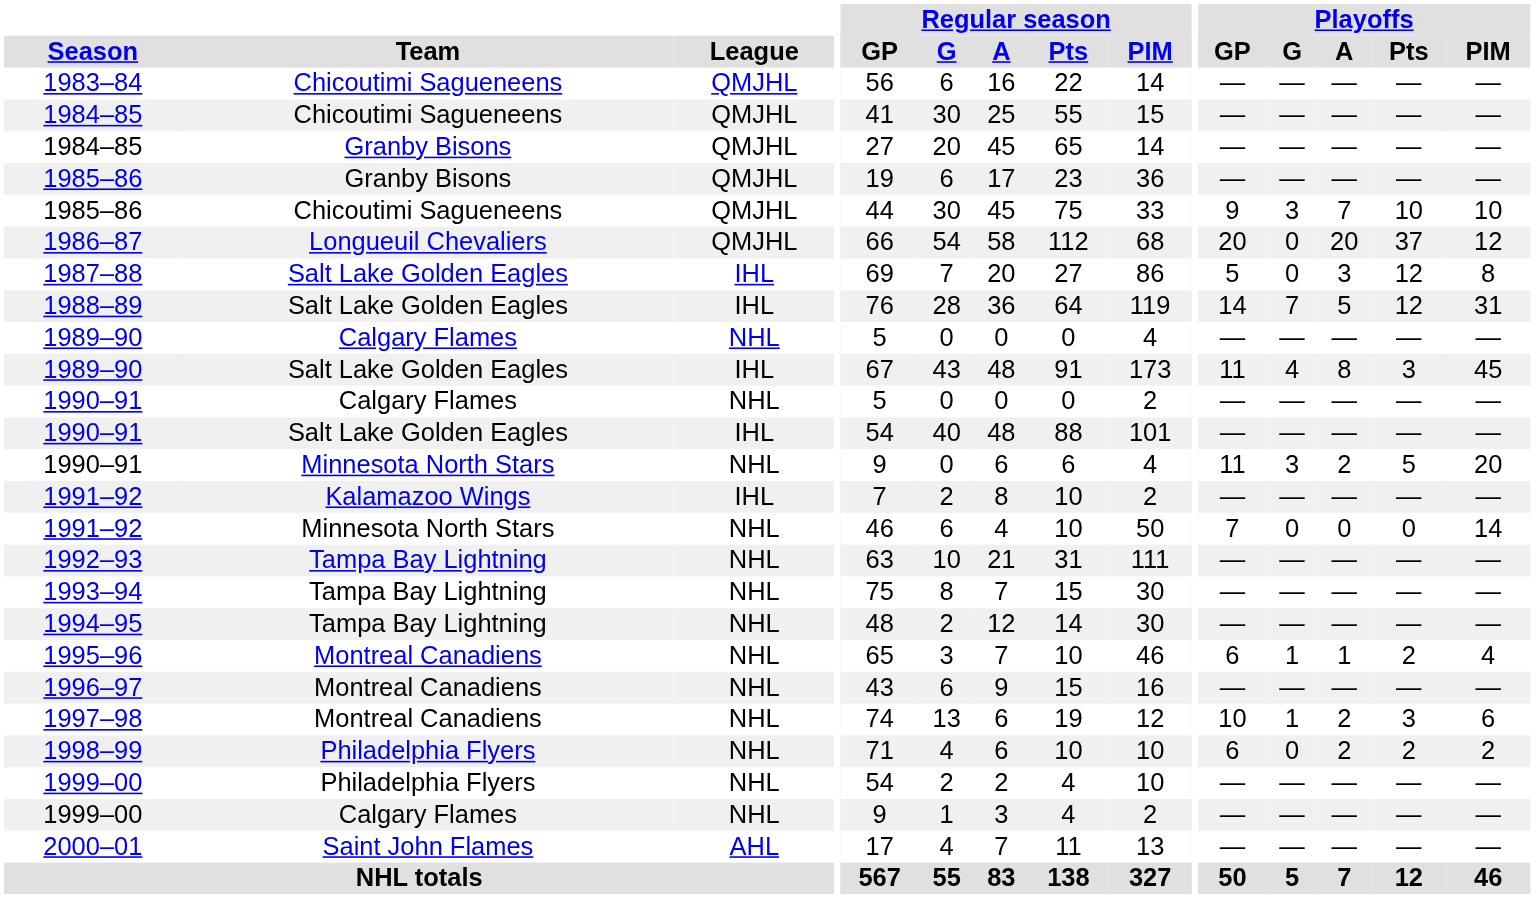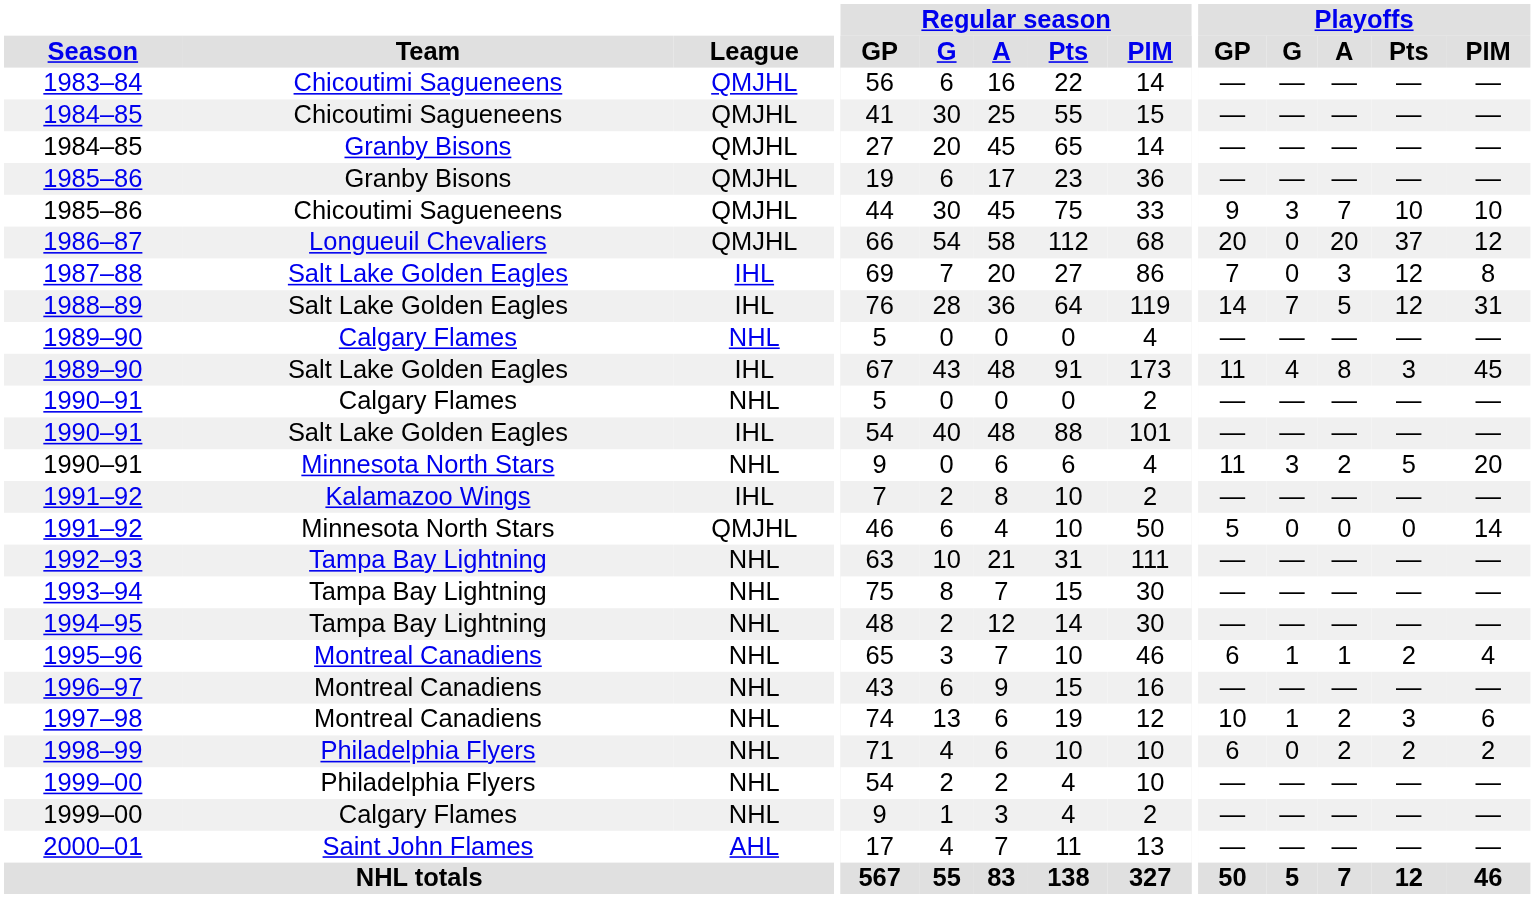(1232, 274) 5 -> (1232, 274) 7
(754, 528) NHL -> (754, 528) QMJHL
(1232, 528) 7 -> (1232, 528) 5
